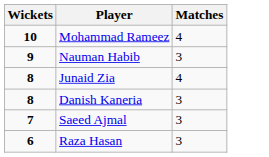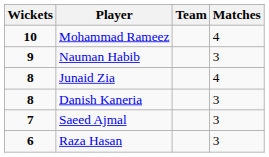+ column: (191, 15)
